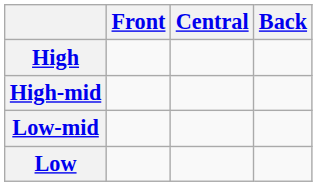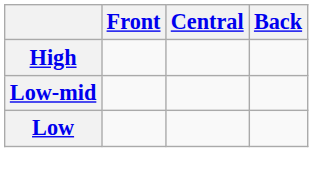- row: (56, 92)
